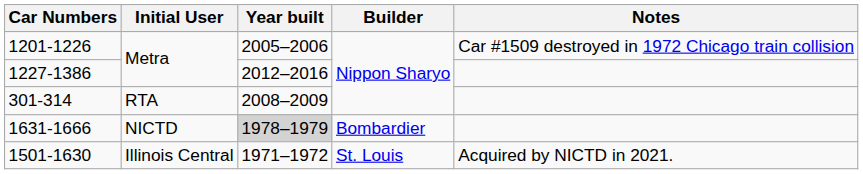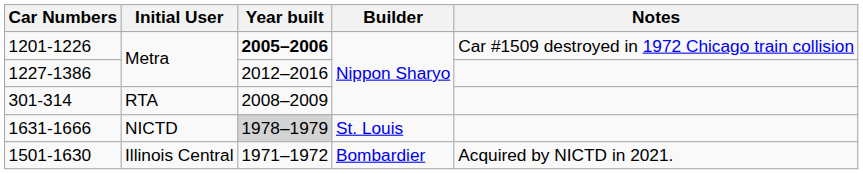(285, 45) normal -> (285, 45) bold
(381, 127) Bombardier -> (370, 127) St. Louis
(370, 155) St. Louis -> (381, 155) Bombardier
